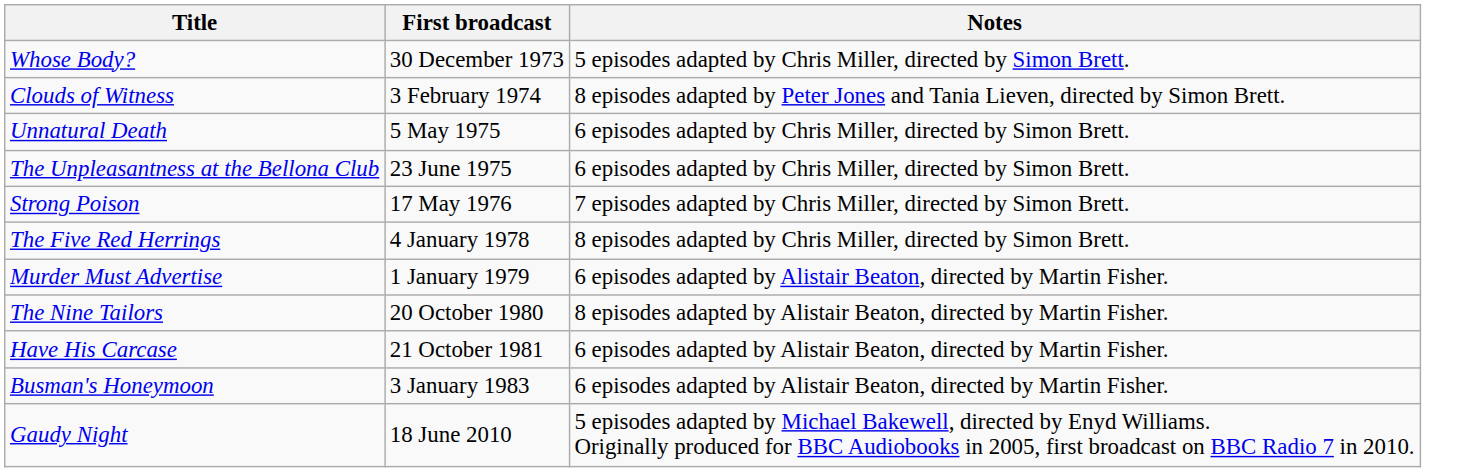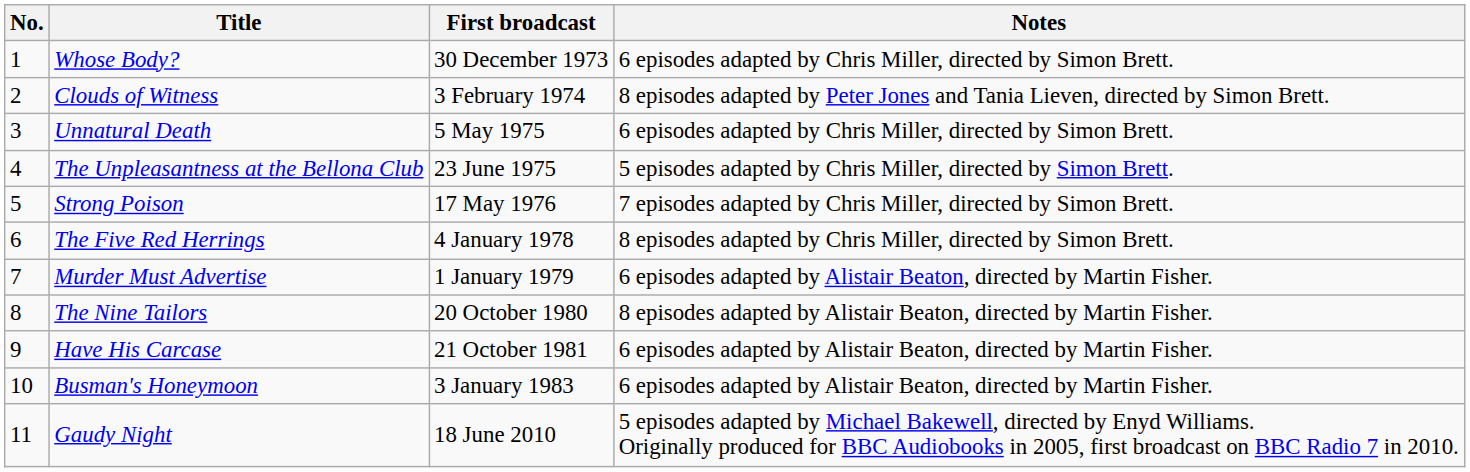+ column: (27, 22)
(852, 58) 5 episodes adapted by Chris Miller, directed by Simon Brett. -> (896, 58) 6 episodes adapted by Chris Miller, directed by Simon Brett.
(852, 167) 6 episodes adapted by Chris Miller, directed by Simon Brett. -> (896, 167) 5 episodes adapted by Chris Miller, directed by Simon Brett.
